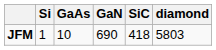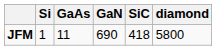(64, 34) 10 -> (63, 34) 11
(170, 34) 5803 -> (170, 34) 5800
